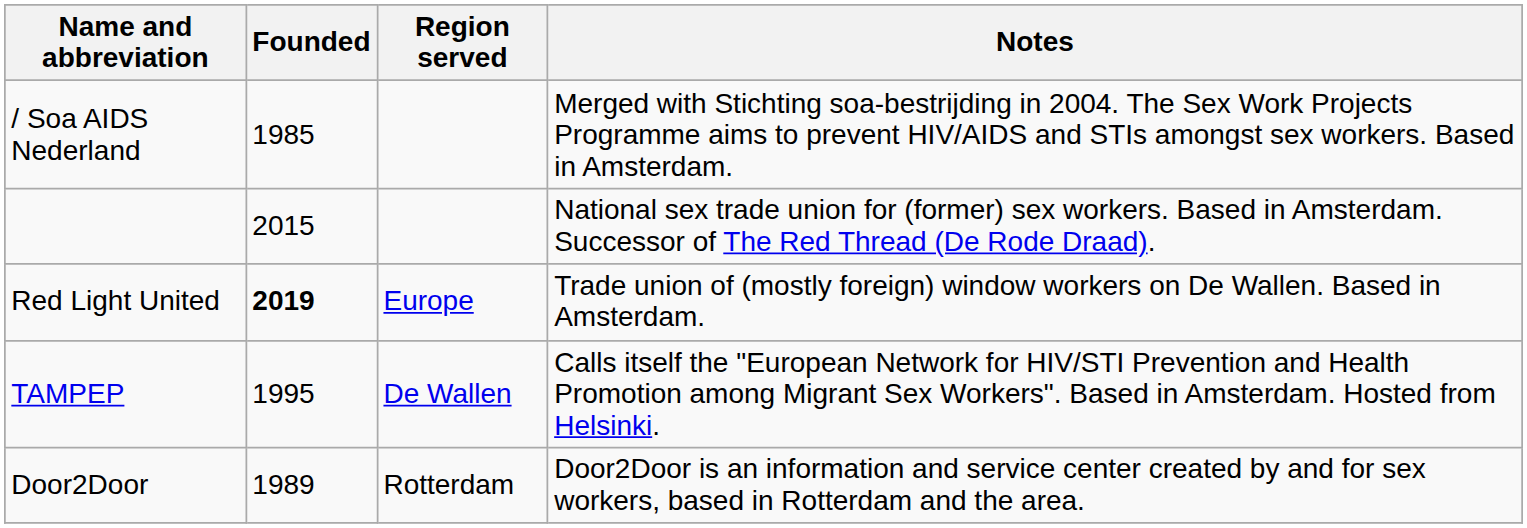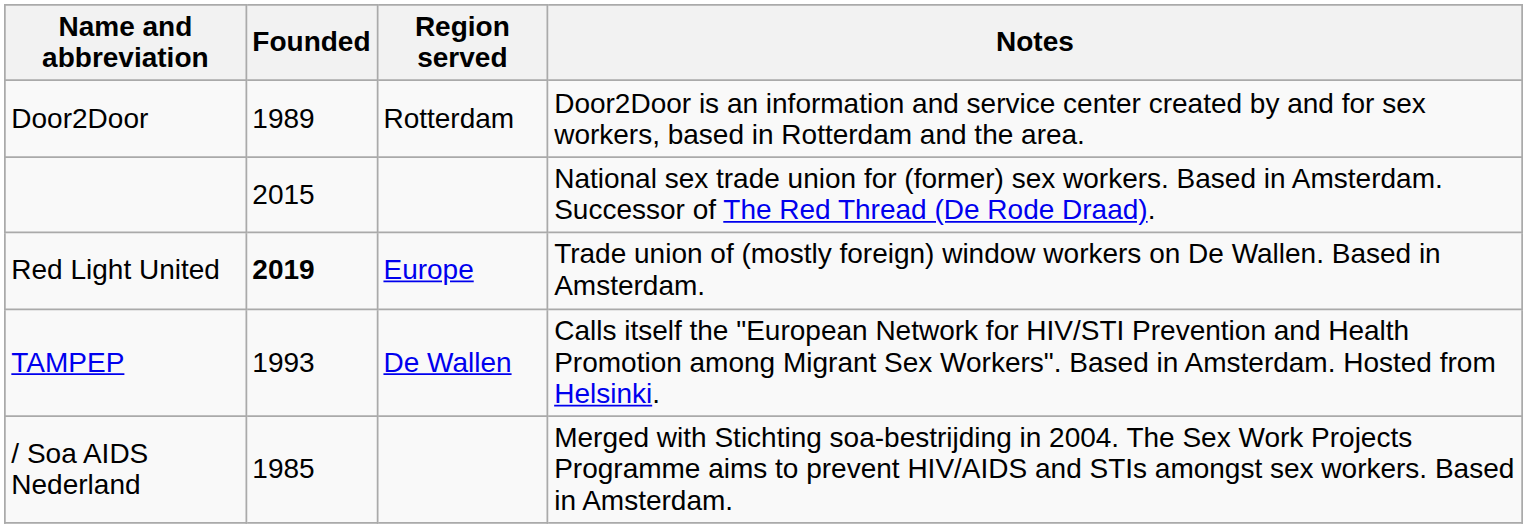rows swapped: (80, 134) <-> (80, 484)
(283, 393) 1995 -> (283, 361) 1993
